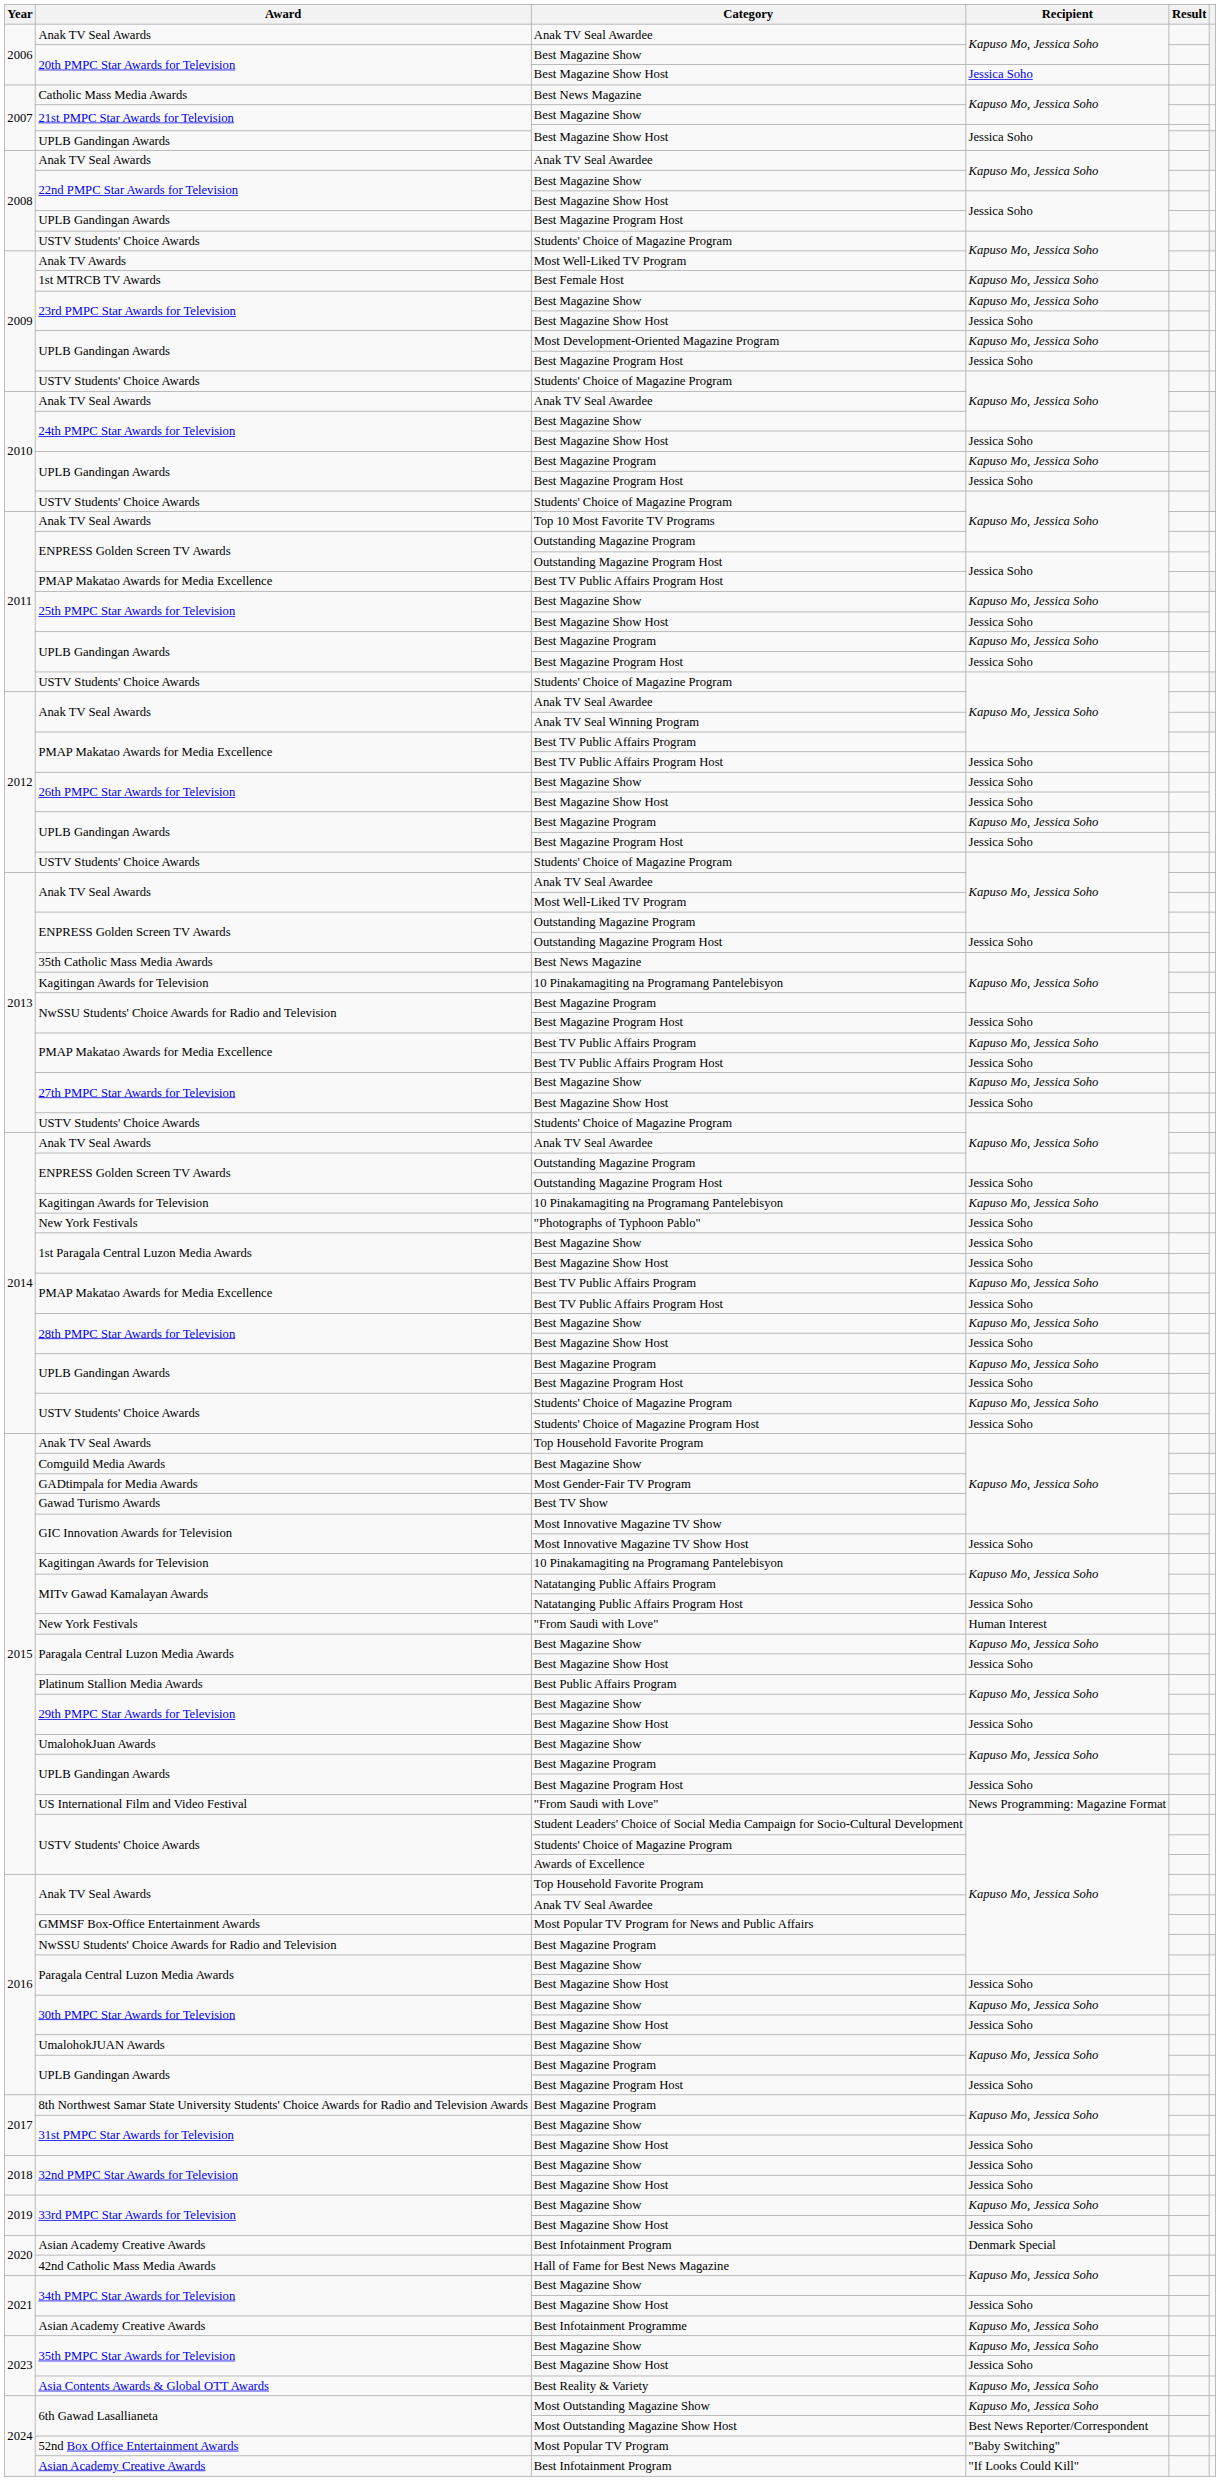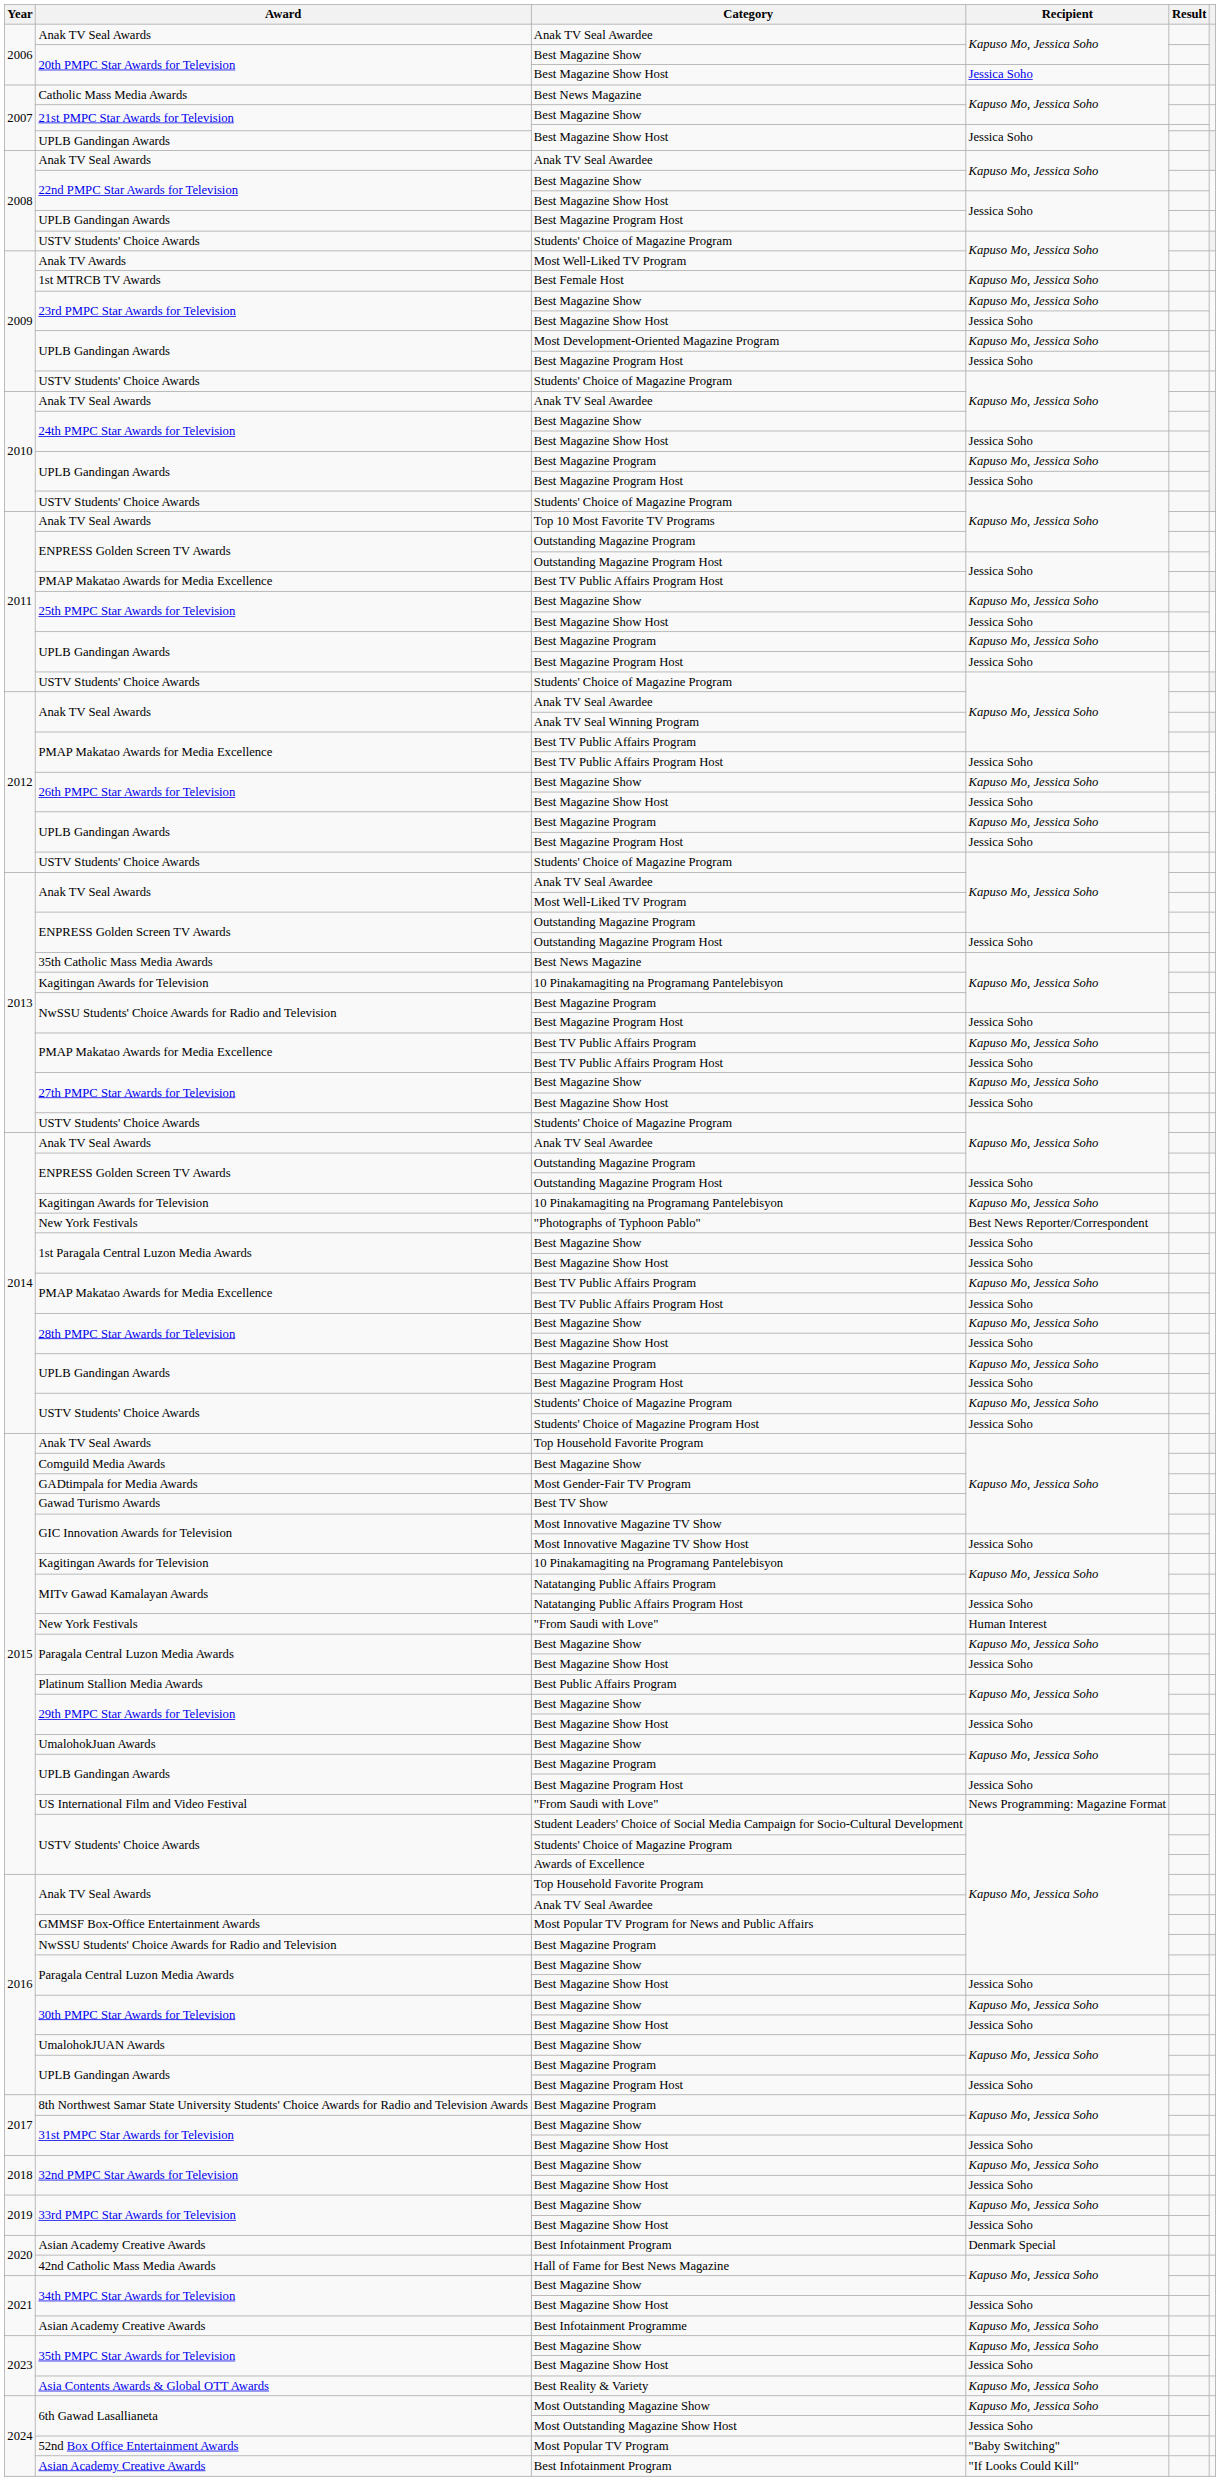(1001, 782) Jessica Soho -> (1033, 782) Kapuso Mo, Jessica Soho
(1001, 1223) Jessica Soho -> (1058, 1223) Best News Reporter/Correspondent
(1001, 2165) Jessica Soho -> (1033, 2165) Kapuso Mo, Jessica Soho
(1058, 2425) Best News Reporter/Correspondent -> (1001, 2425) Jessica Soho
